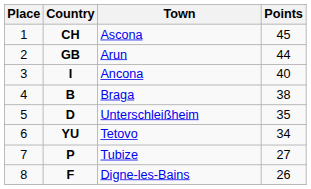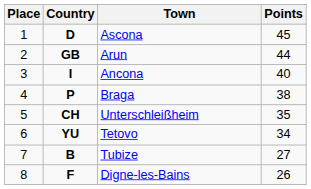(70, 34) CH -> (70, 34) D
(70, 94) B -> (70, 94) P
(70, 114) D -> (70, 114) CH
(70, 154) P -> (70, 154) B
